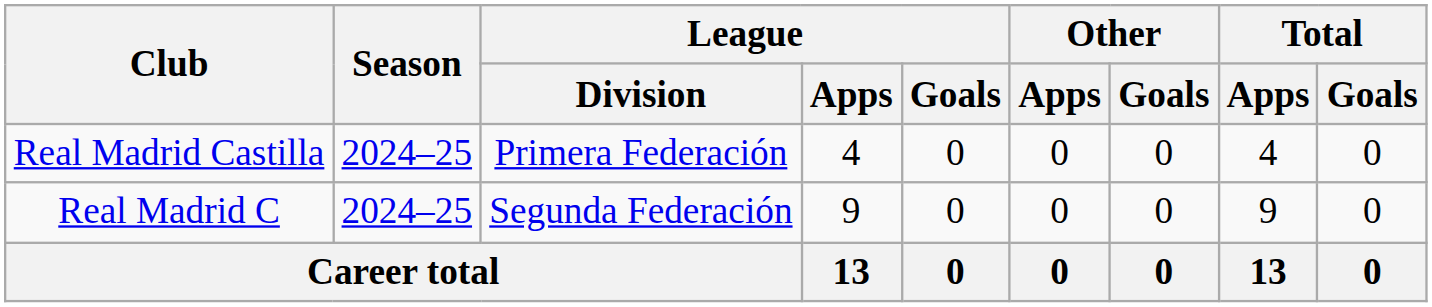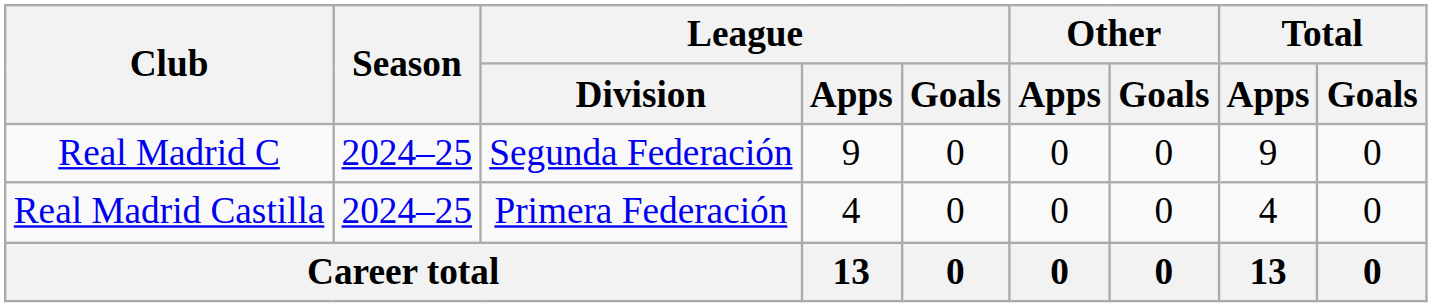rows swapped: (169, 211) <-> (169, 152)
